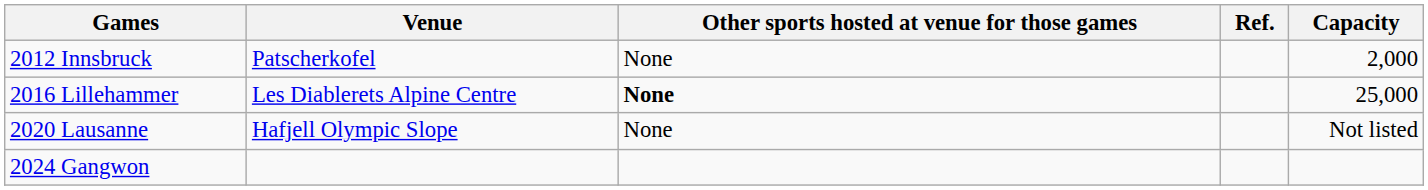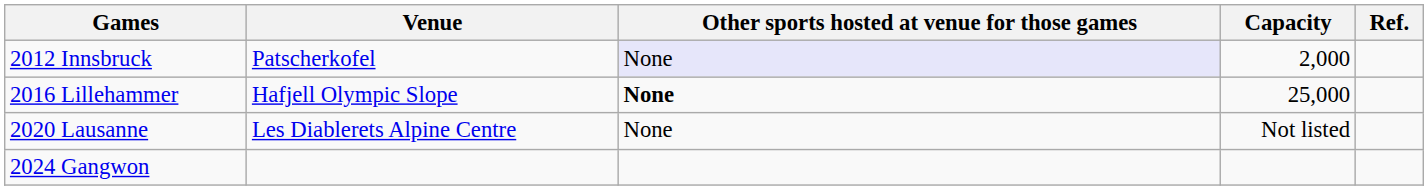columns swapped: (1356, 22) <-> (1255, 22)
(648, 58) no background -> (648, 58) lavender background
(384, 94) Les Diablerets Alpine Centre -> (355, 94) Hafjell Olympic Slope
(355, 130) Hafjell Olympic Slope -> (384, 130) Les Diablerets Alpine Centre
